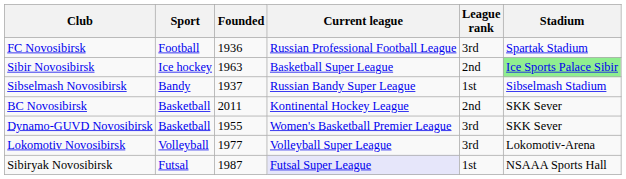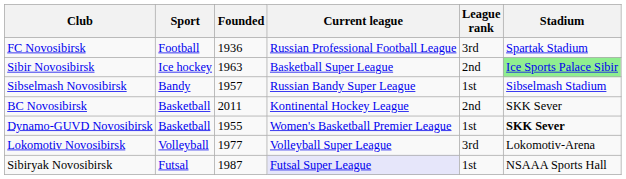(230, 86) 1937 -> (230, 86) 1957
(470, 125) 3rd -> (469, 125) 1st
(534, 125) normal -> (535, 125) bold
